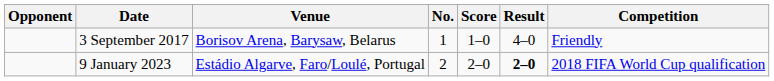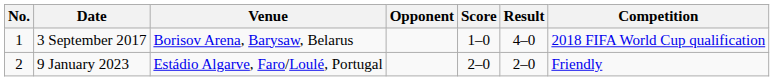columns swapped: (443, 16) <-> (40, 16)
(577, 40) Friendly -> (658, 40) 2018 FIFA World Cup qualification
(524, 64) bold -> (524, 64) normal
(658, 64) 2018 FIFA World Cup qualification -> (577, 64) Friendly
